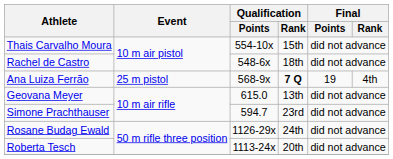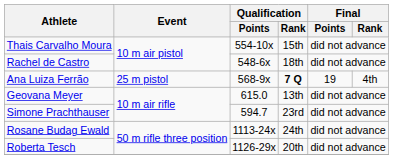(254, 130) 1126-29x -> (254, 130) 1113-24x
(254, 147) 1113-24x -> (254, 147) 1126-29x
